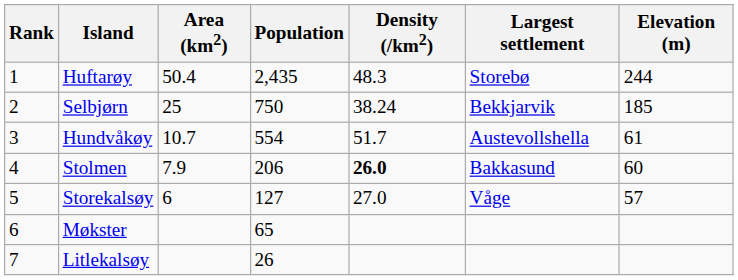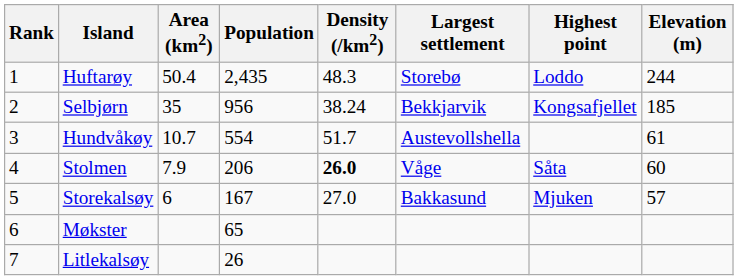+ column: (585, 33)
(172, 107) 25 -> (172, 107) 35
(269, 107) 750 -> (239, 107) 956
(512, 168) Bakkasund -> (421, 168) Våge
(269, 198) 127 -> (239, 198) 167
(490, 198) Våge -> (443, 198) Bakkasund
